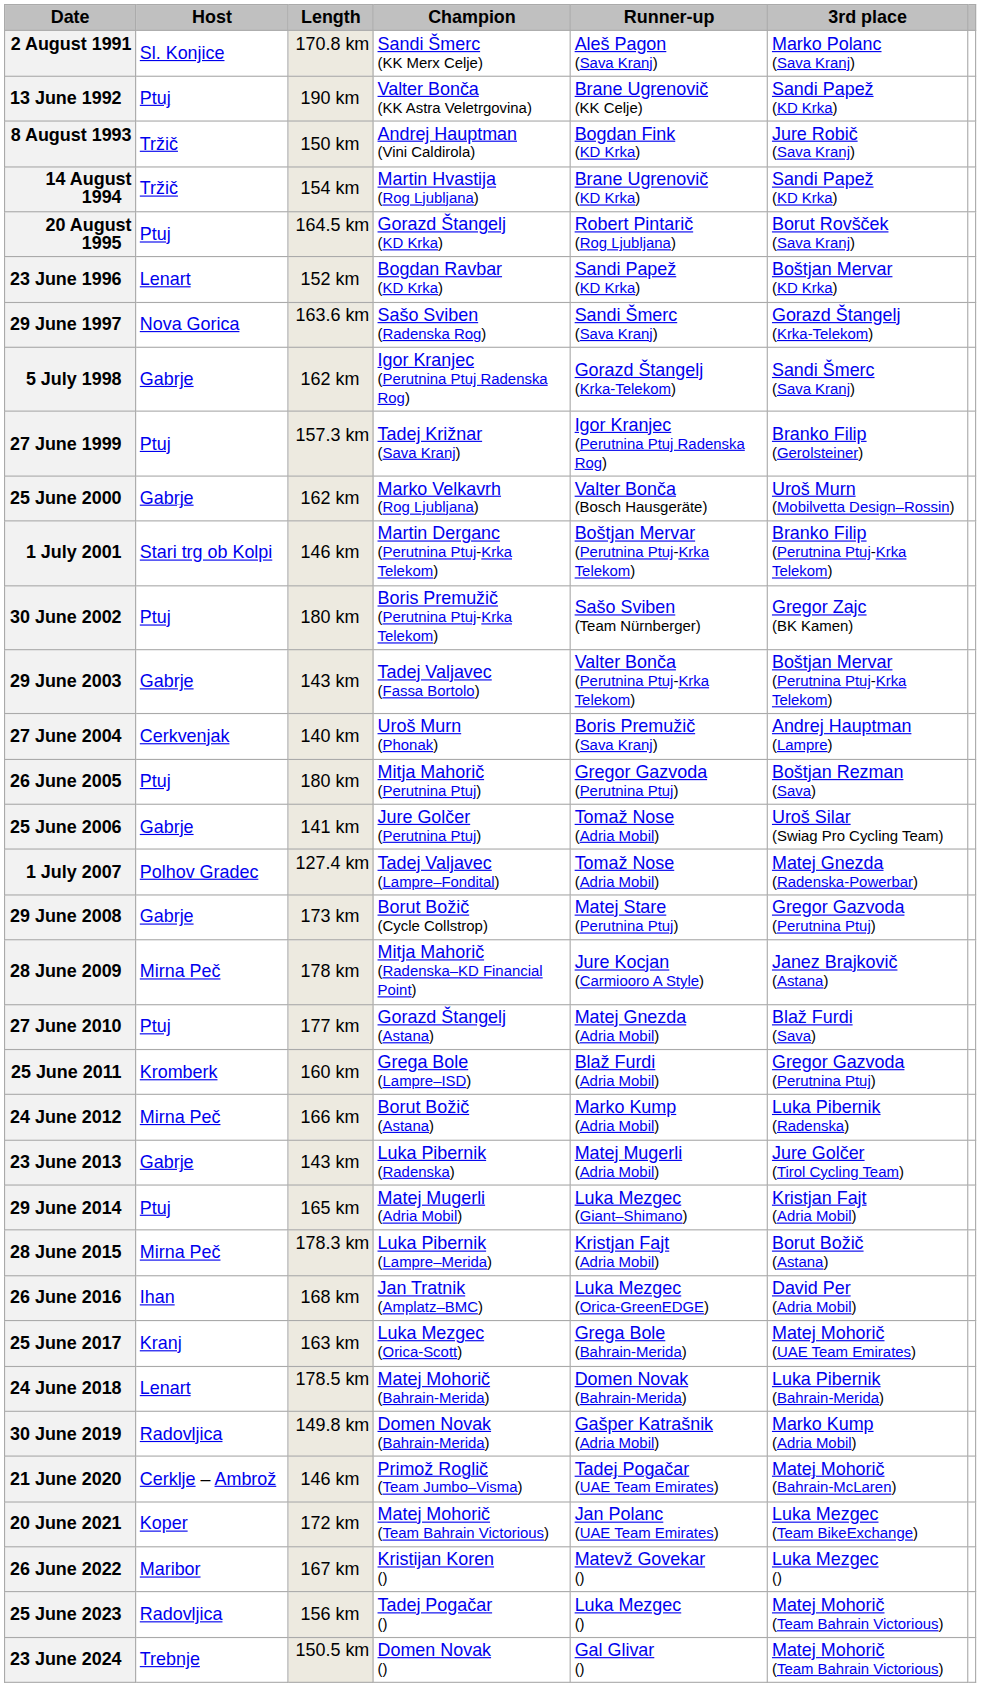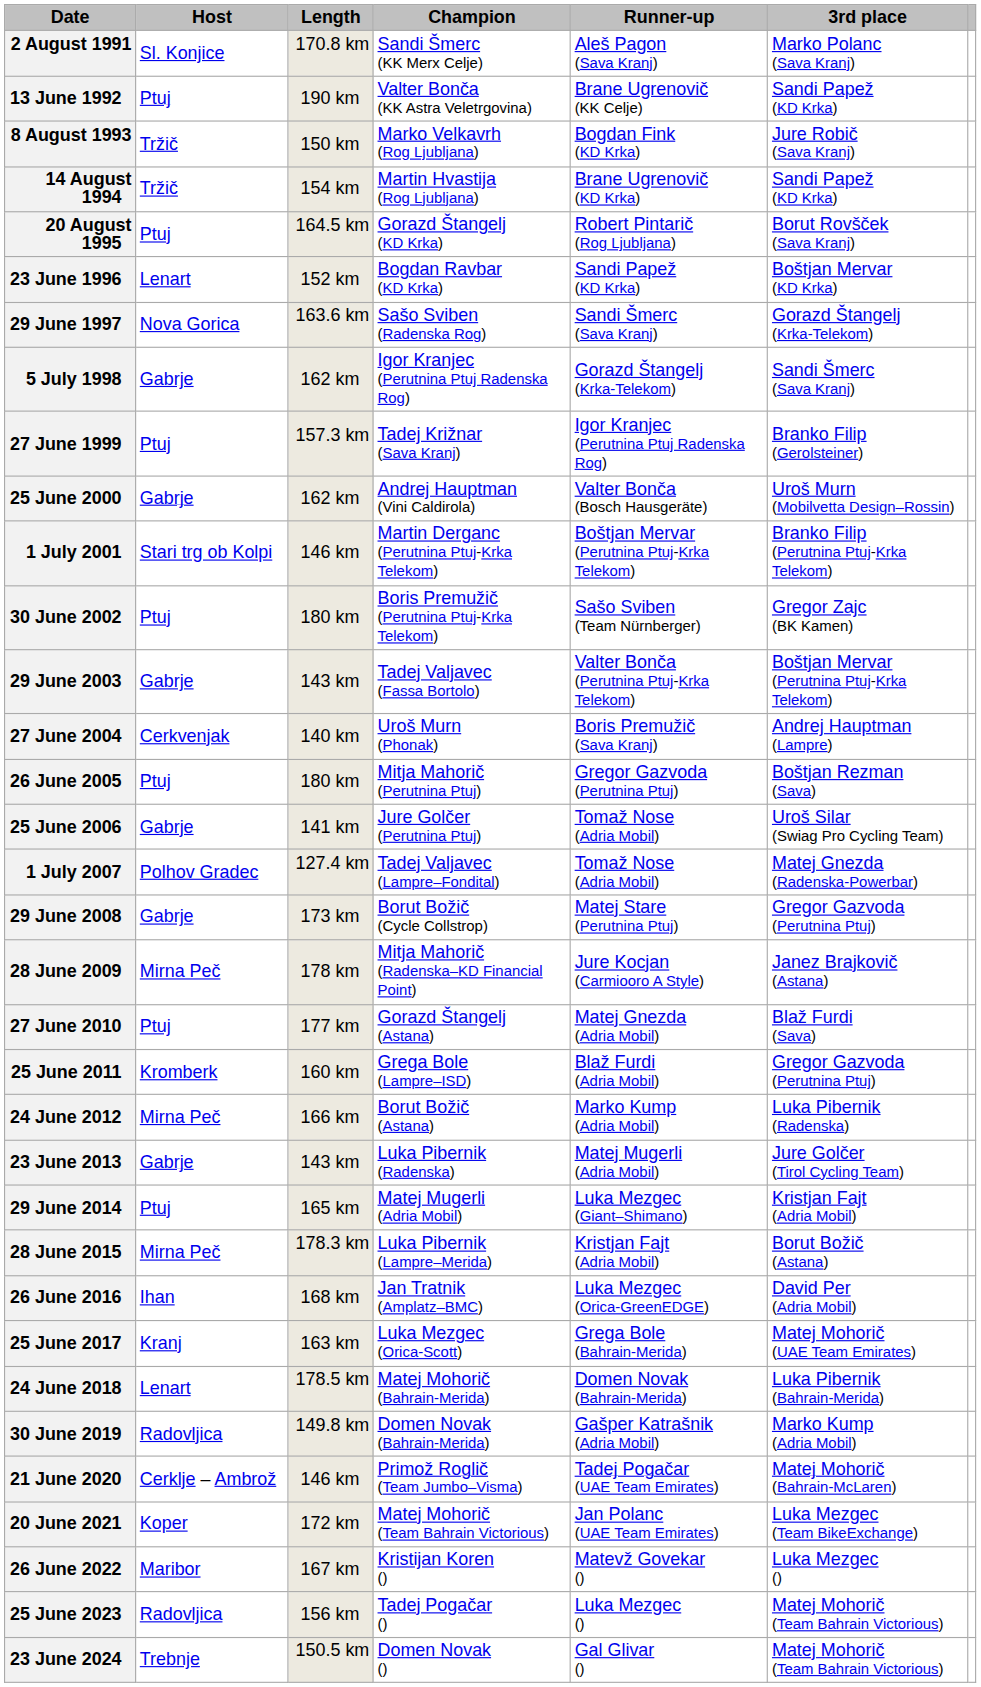(447, 143) Andrej Hauptman (Vini Caldirola) -> (439, 143) Marko Velkavrh (Rog Ljubljana)
(439, 497) Marko Velkavrh (Rog Ljubljana) -> (447, 497) Andrej Hauptman (Vini Caldirola)
